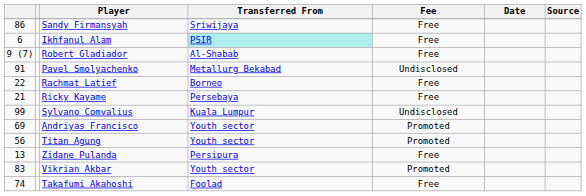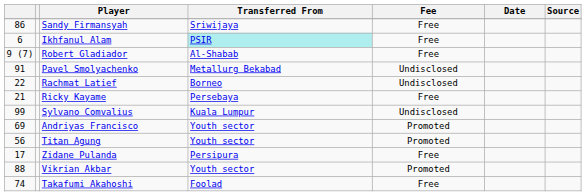(428, 84) Free -> (428, 84) Undisclosed
(20, 155) 13 -> (20, 155) 17
(20, 170) 83 -> (20, 170) 88
